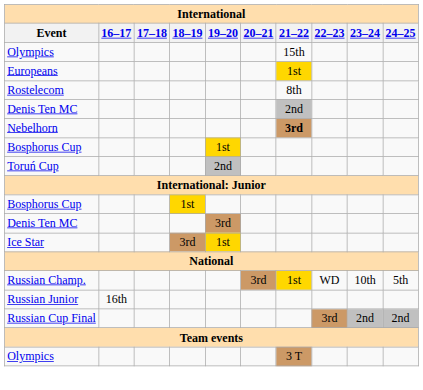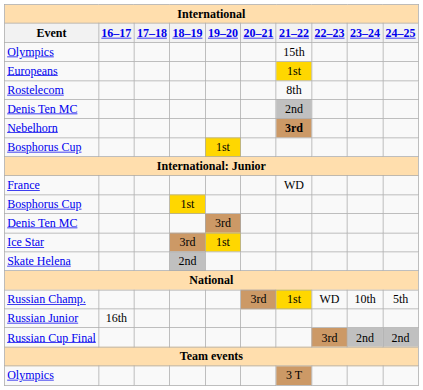- row: (33, 166)
+ row: (23, 185)
+ row: (39, 261)
